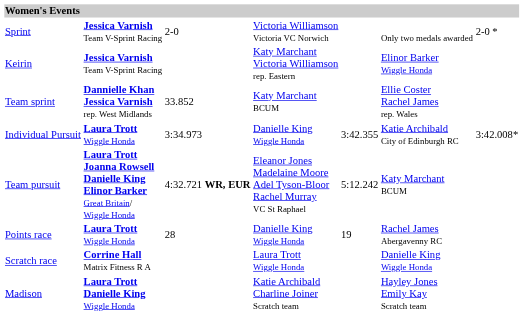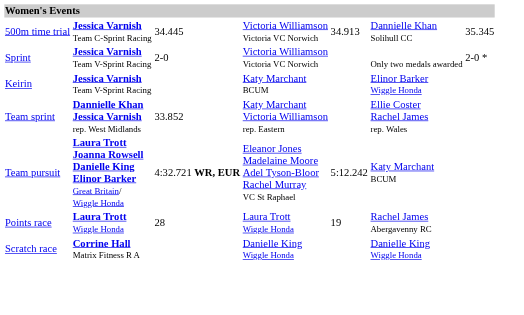+ row: (38, 31)
(296, 63) Katy Marchant Victoria Williamson rep. Eastern -> (275, 84) Katy Marchant BCUM
(285, 102) Katy Marchant BCUM -> (285, 116) Katy Marchant Victoria Williamson rep. Eastern
- row: (43, 134)
(283, 234) Danielle King Wiggle Honda -> (268, 222) Laura Trott Wiggle Honda
(279, 261) Laura Trott Wiggle Honda -> (272, 249) Danielle King Wiggle Honda
- row: (23, 293)
